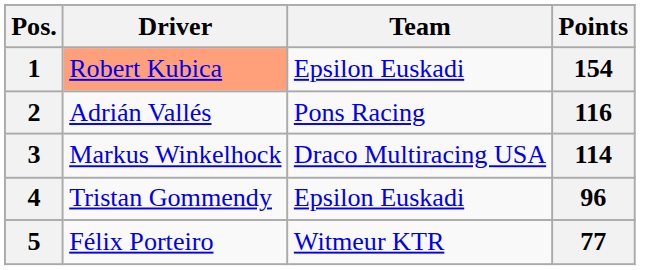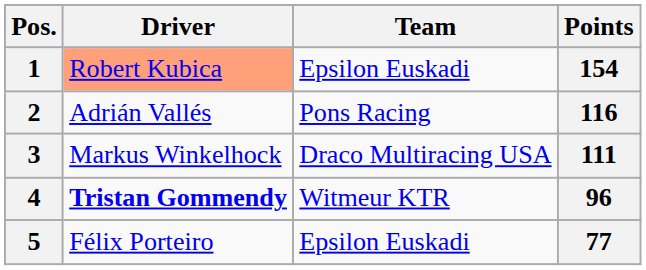(593, 154) 114 -> (599, 154) 111
(171, 197) normal -> (178, 197) bold
(379, 197) Epsilon Euskadi -> (375, 197) Witmeur KTR
(369, 241) Witmeur KTR -> (385, 241) Epsilon Euskadi
